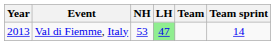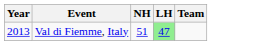- column: (239, 13)
(142, 31) 53 -> (142, 31) 51
